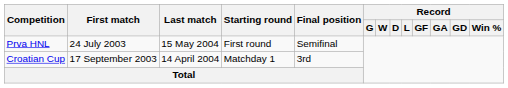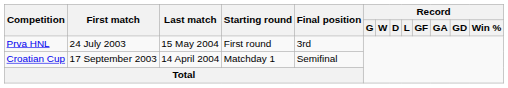(317, 43) Semifinal -> (304, 43) 3rd
(304, 59) 3rd -> (317, 59) Semifinal
